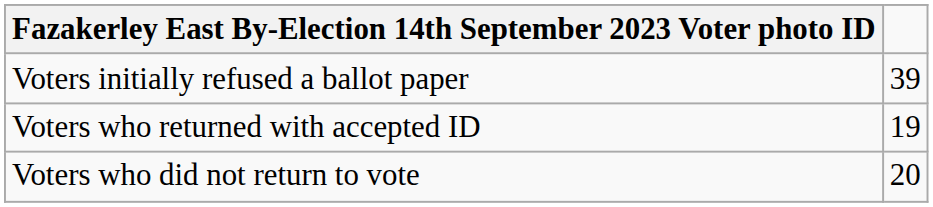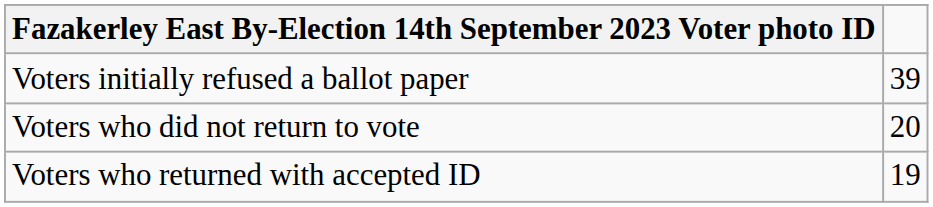rows swapped: (246, 126) <-> (216, 175)
